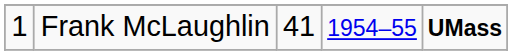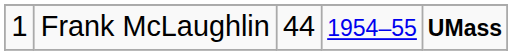(299, 27) 41 -> (299, 27) 44
